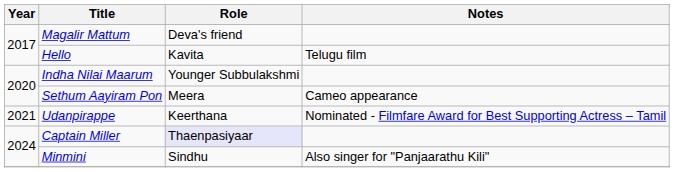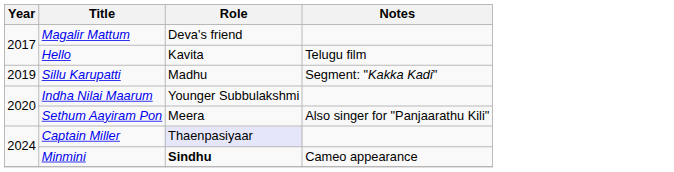+ row: (81, 75)
(361, 95) Cameo appearance -> (397, 116) Also singer for "Panjaarathu Kili"
- row: (78, 116)
(188, 156) normal -> (190, 156) bold
(397, 156) Also singer for "Panjaarathu Kili" -> (361, 156) Cameo appearance
